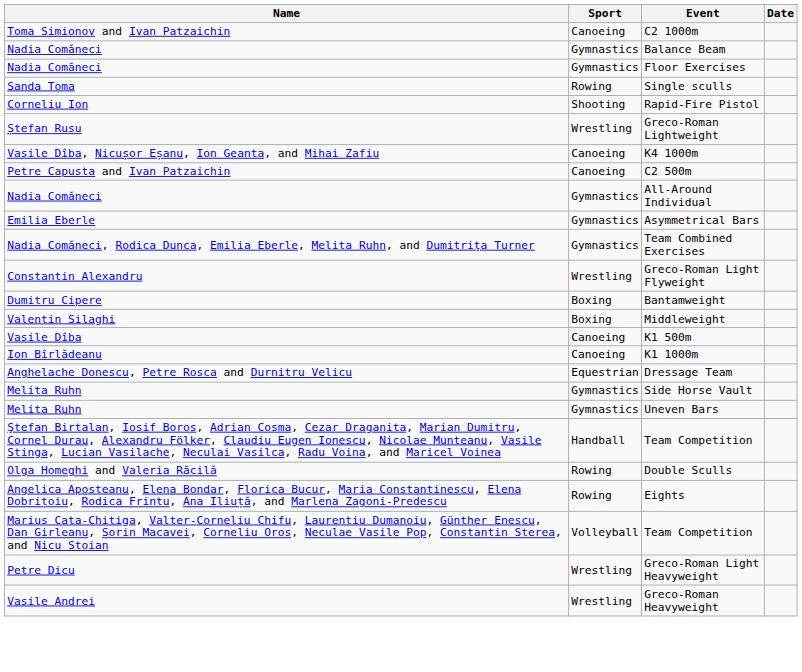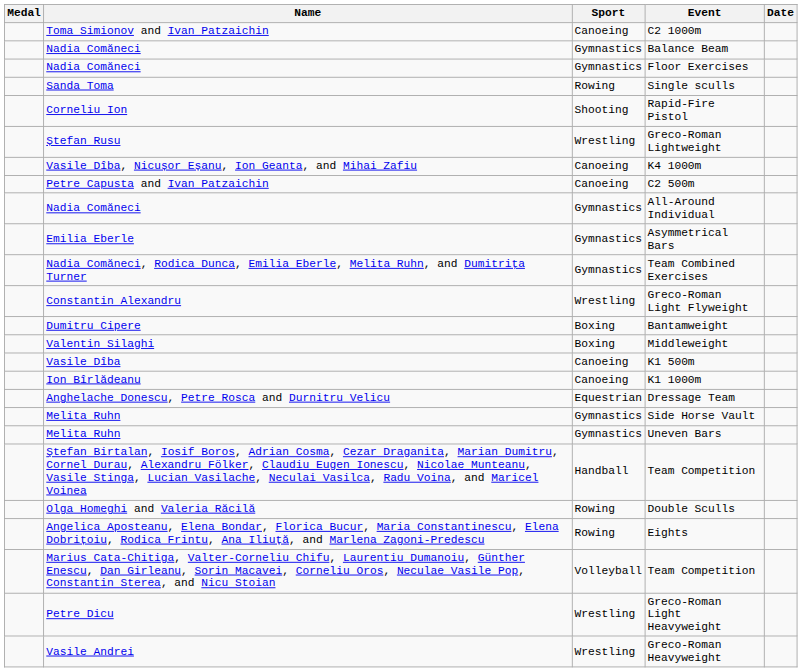+ column: (24, 14)
